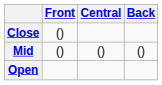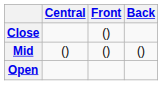columns swapped: (60, 13) <-> (101, 13)
